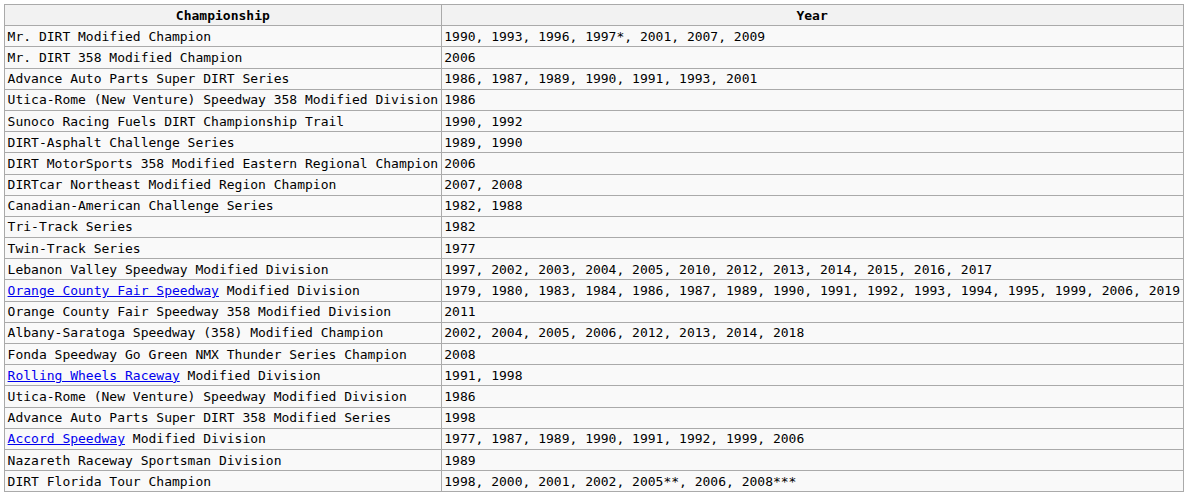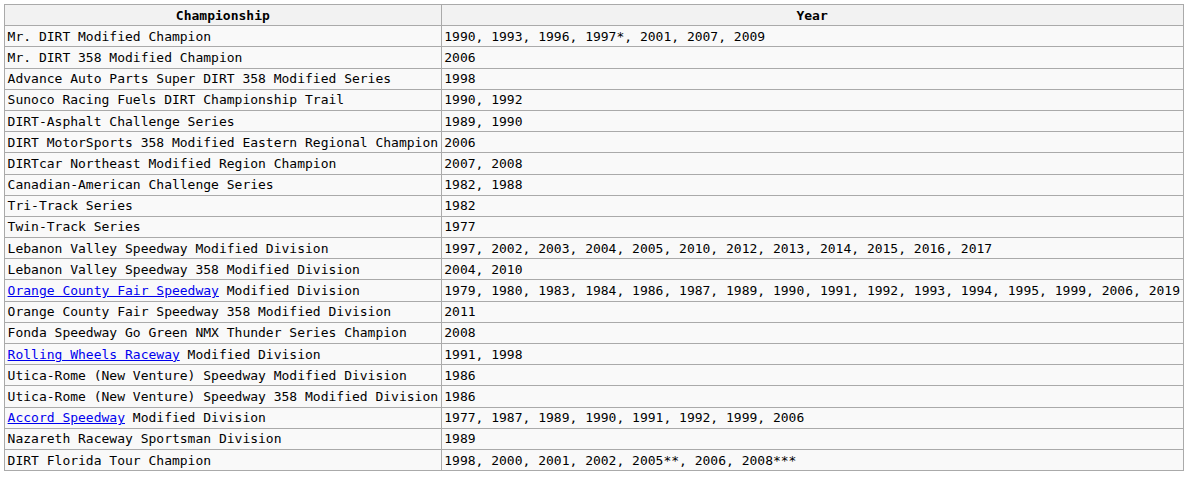- row: (148, 79)
rows swapped: (199, 418) <-> (223, 100)
+ row: (184, 269)
- row: (195, 333)
